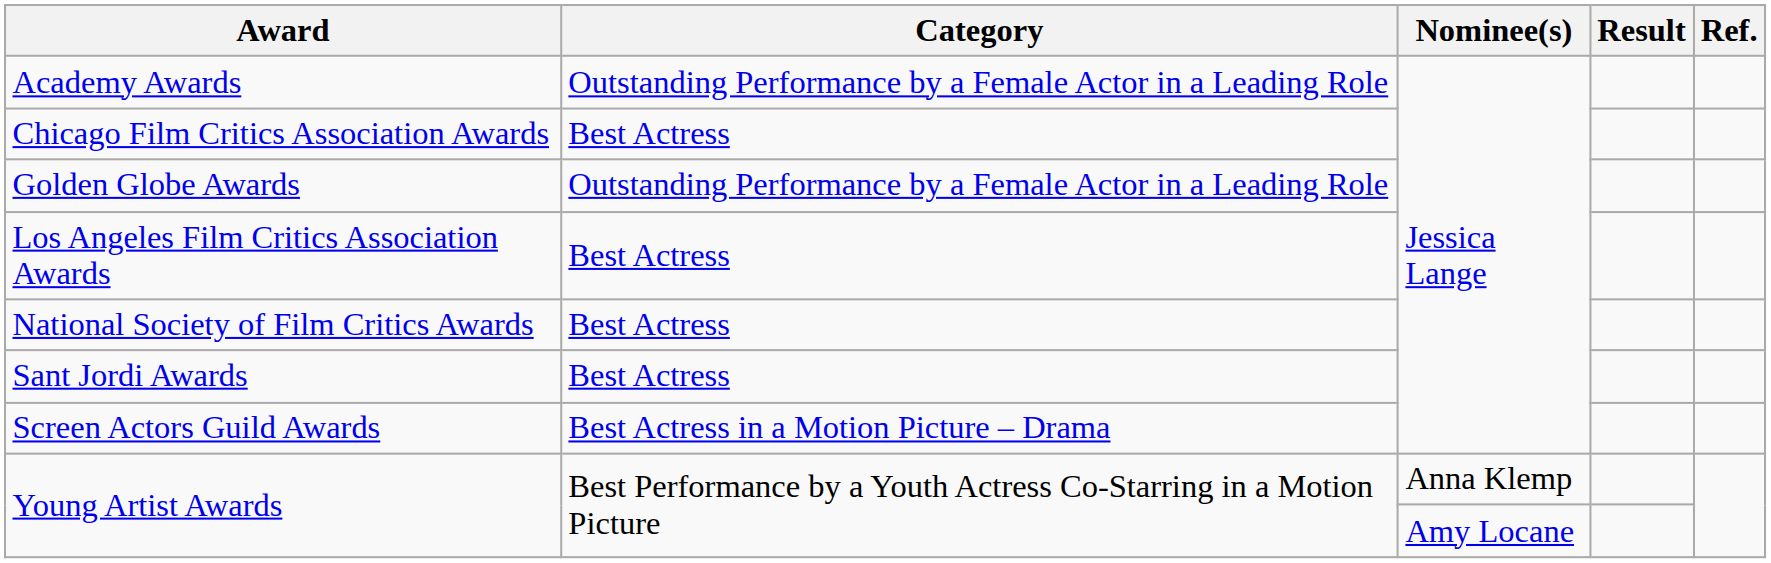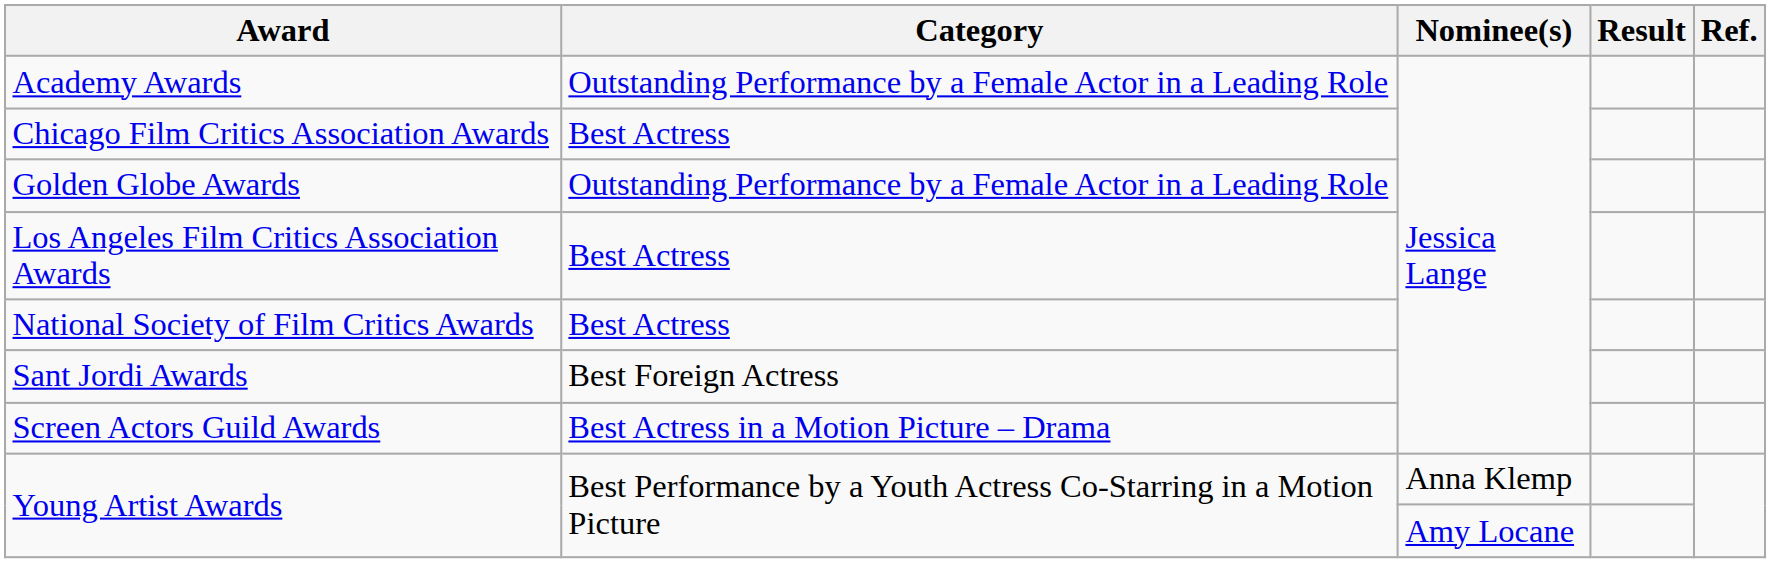(649, 375) Best Actress -> (704, 375) Best Foreign Actress
